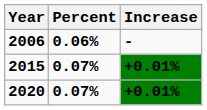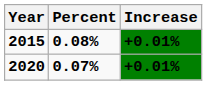- row: (27, 42)
(75, 67) 0.07% -> (75, 42) 0.08%
